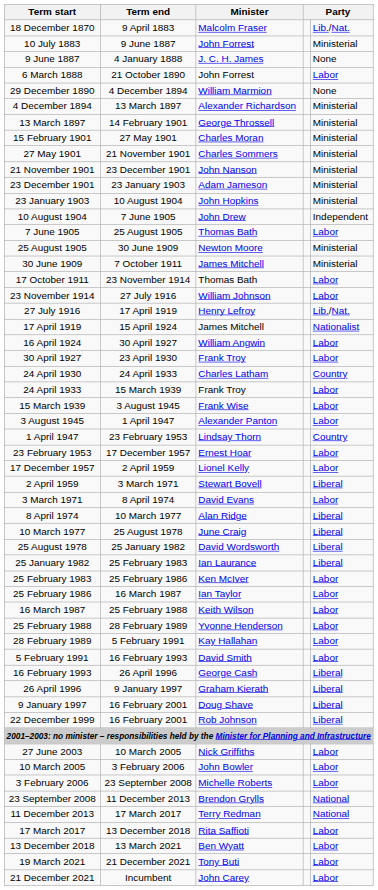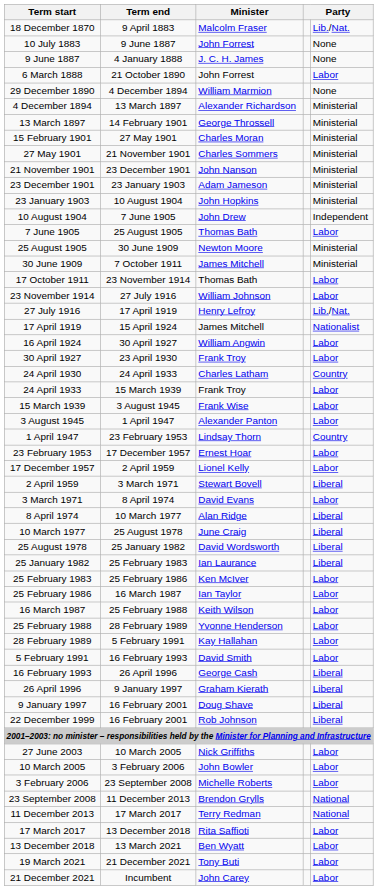(335, 43) Ministerial -> (325, 43) None
